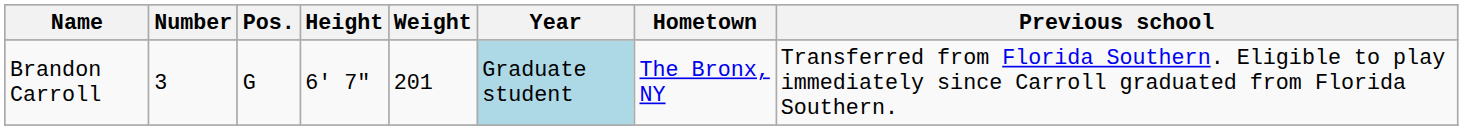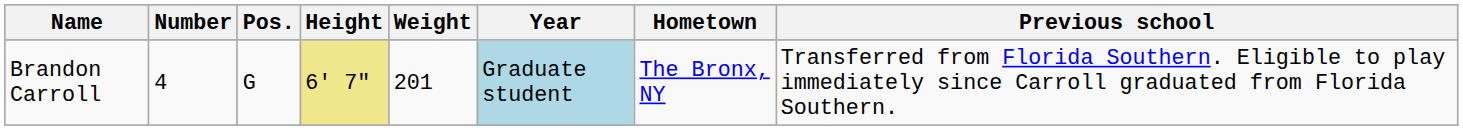(161, 83) 3 -> (161, 83) 4
(338, 83) no background -> (338, 83) khaki background
